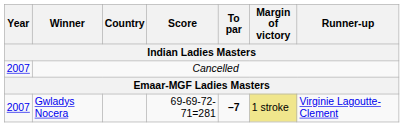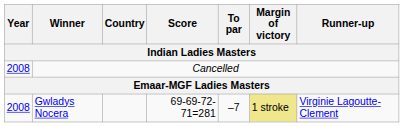(18, 69) 2007 -> (18, 69) 2008
(18, 107) 2007 -> (18, 107) 2008
(234, 107) bold -> (234, 107) normal
